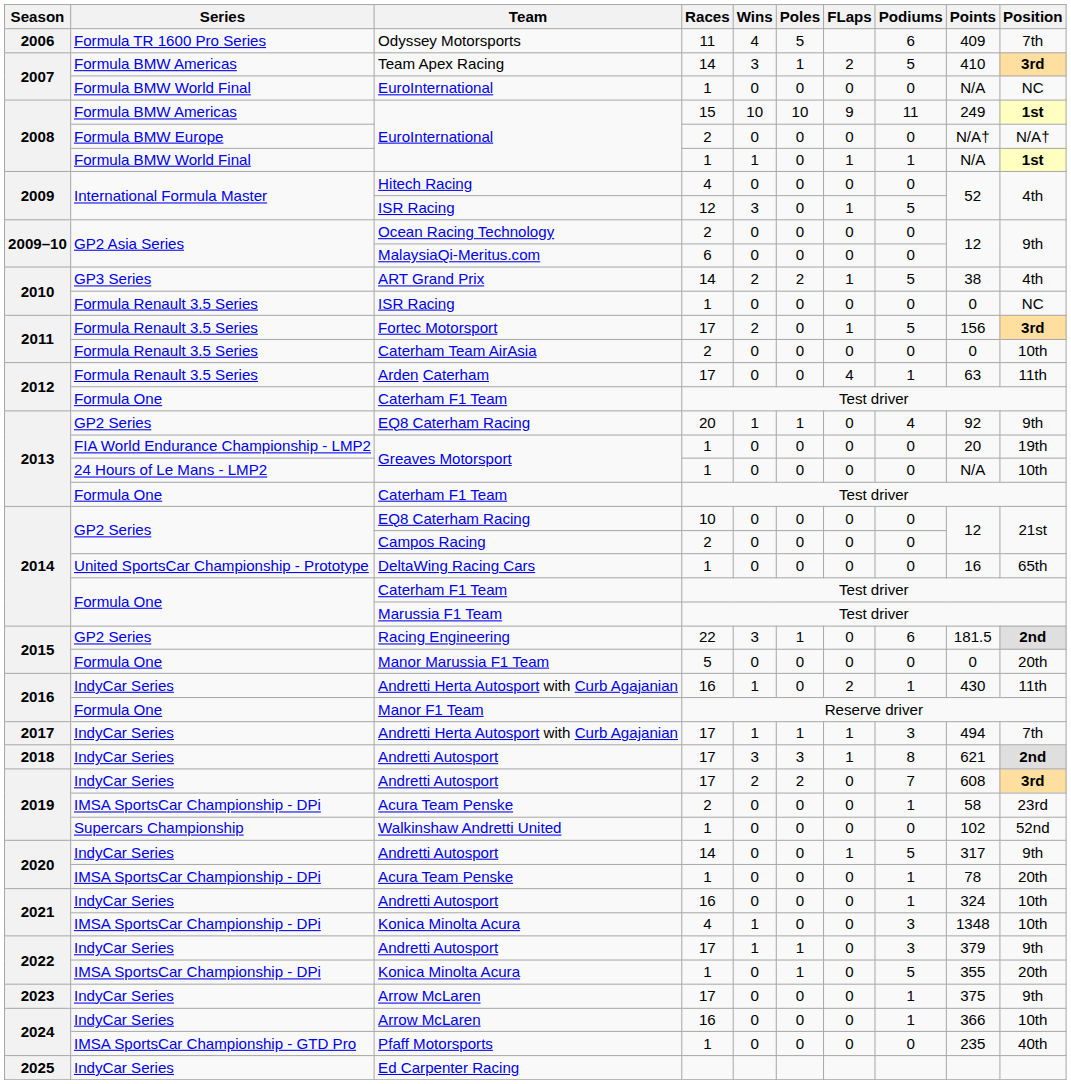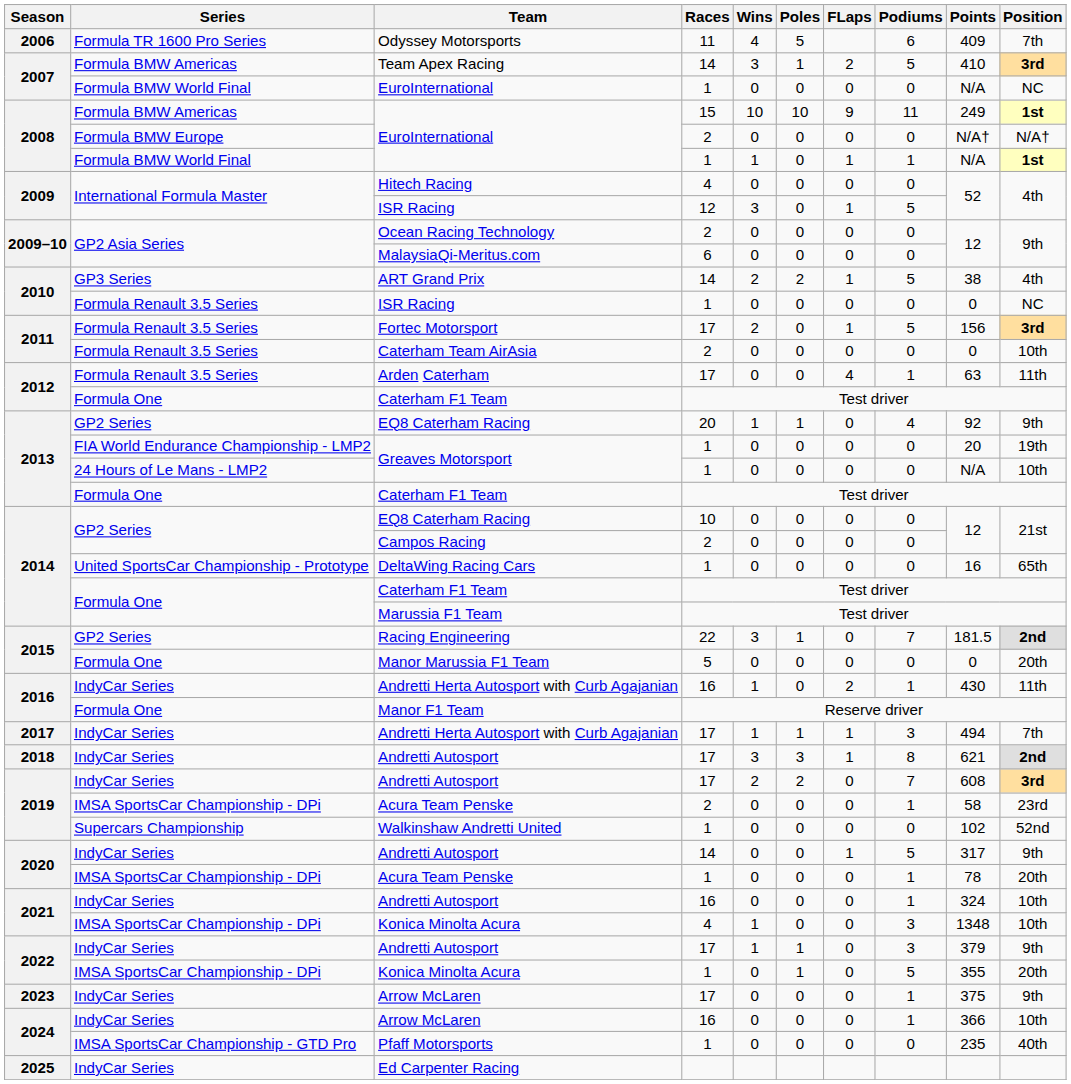(911, 638) 6 -> (911, 638) 7
